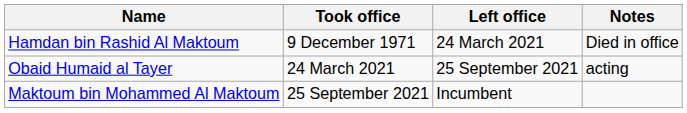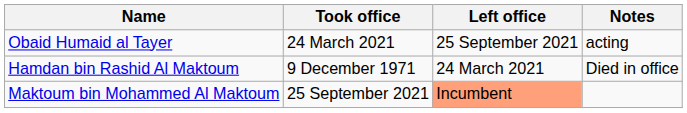rows swapped: (124, 42) <-> (90, 68)
(474, 94) no background -> (474, 94) lightsalmon background
